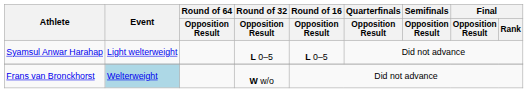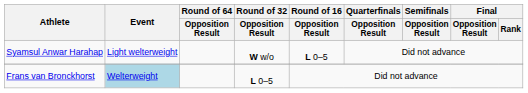(262, 58) L 0–5 -> (262, 58) W w/o
(262, 81) W w/o -> (262, 81) L 0–5
